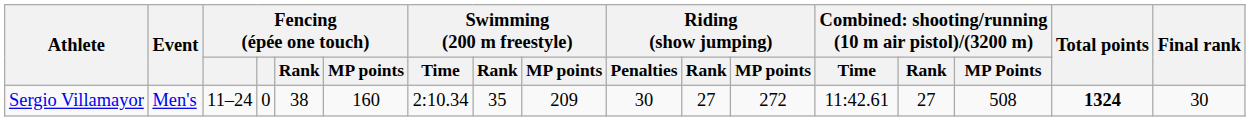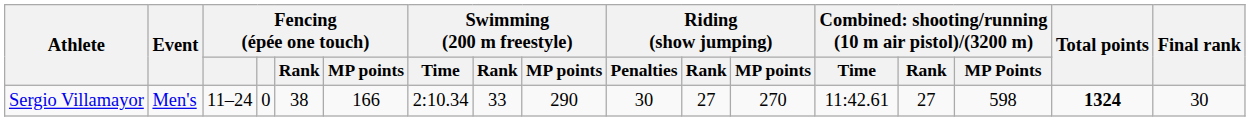(366, 101) 160 -> (366, 101) 166
(497, 101) 35 -> (497, 101) 33
(564, 101) 209 -> (564, 101) 290
(773, 101) 272 -> (773, 101) 270
(1003, 101) 508 -> (1003, 101) 598
